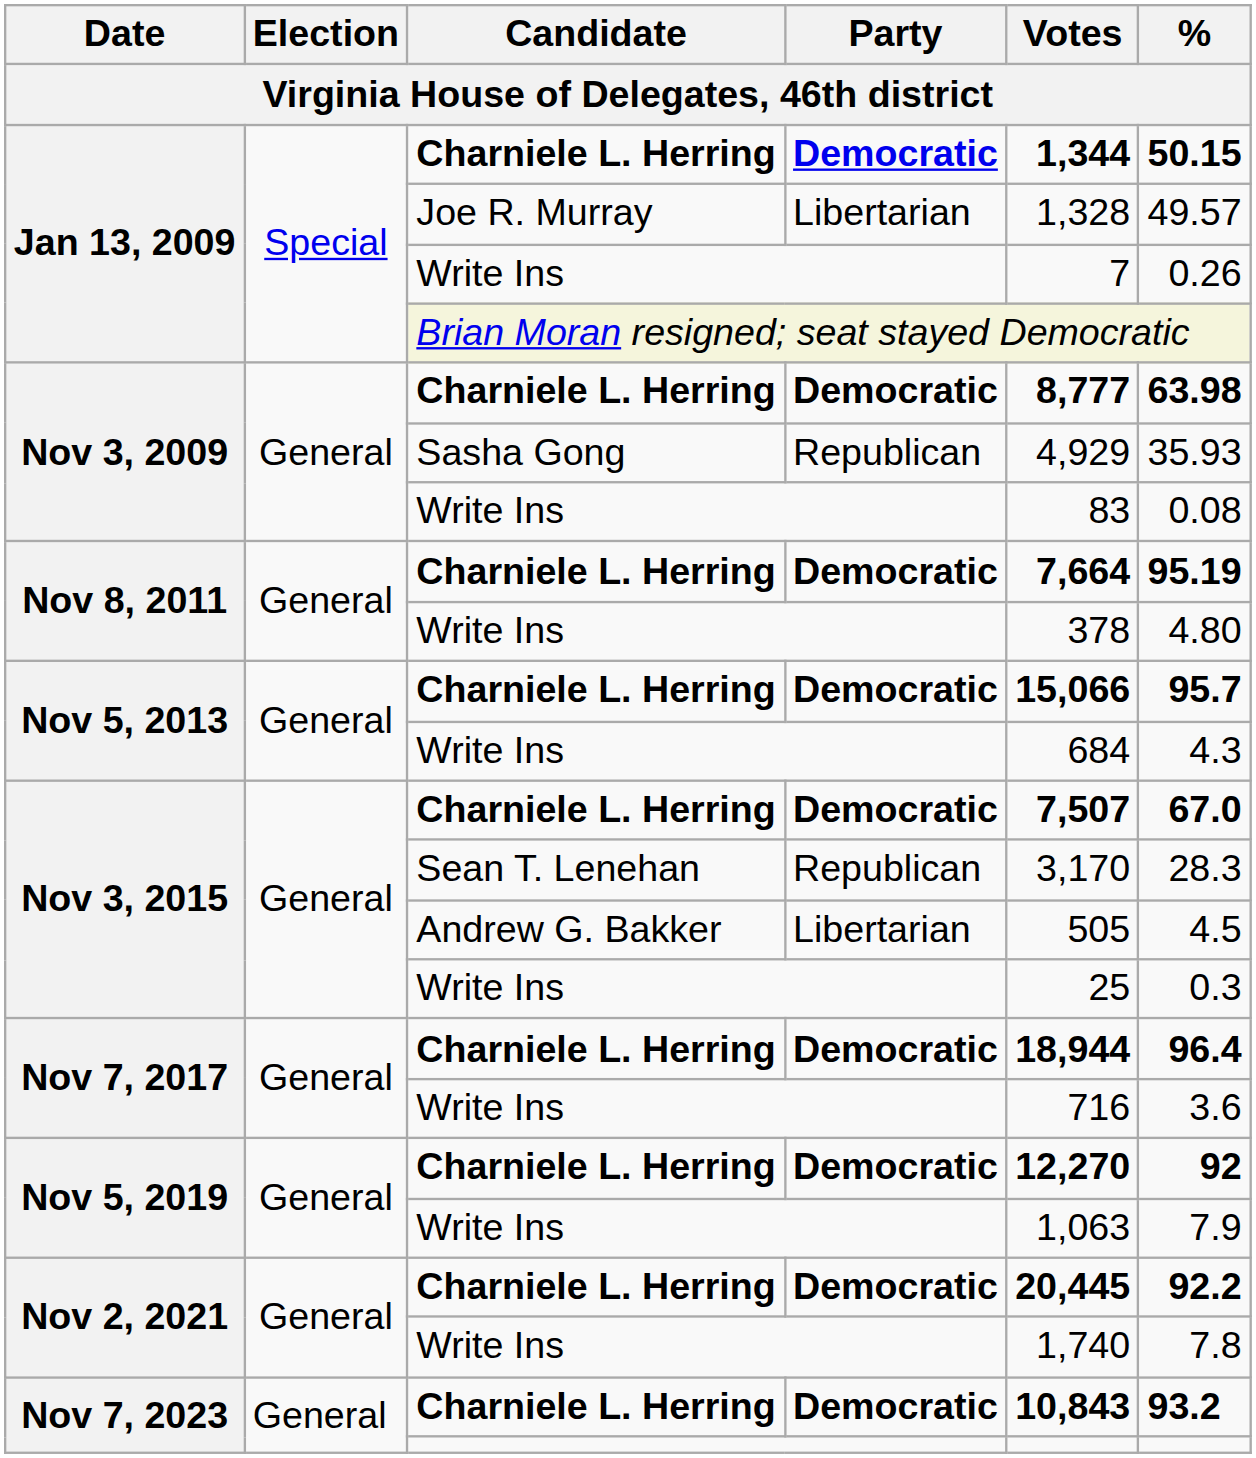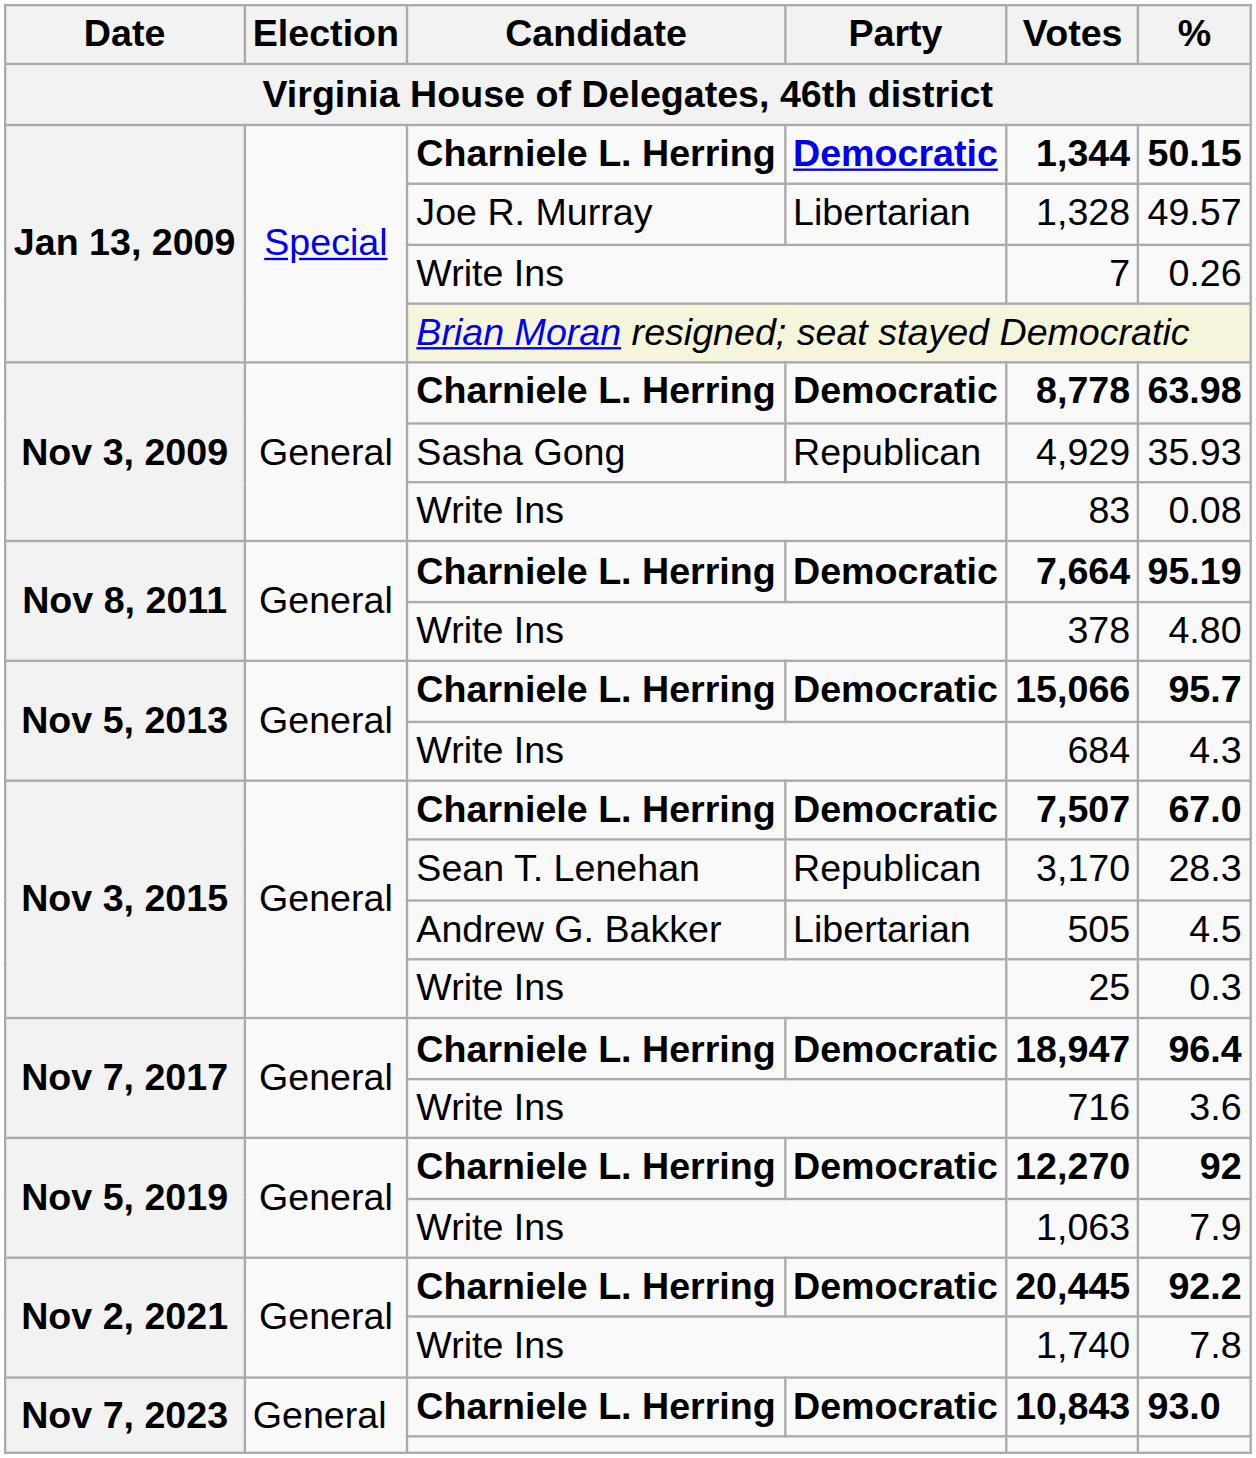(1083, 392) 8,777 -> (1083, 392) 8,778
(1073, 1048) 18,944 -> (1073, 1048) 18,947
(1184, 1405) 93.2 -> (1184, 1405) 93.0
